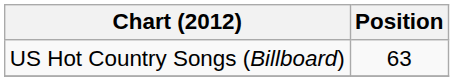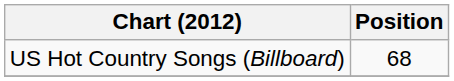(399, 57) 63 -> (399, 57) 68
